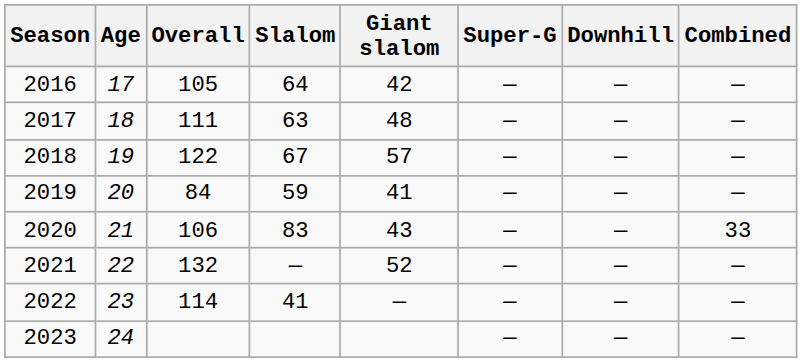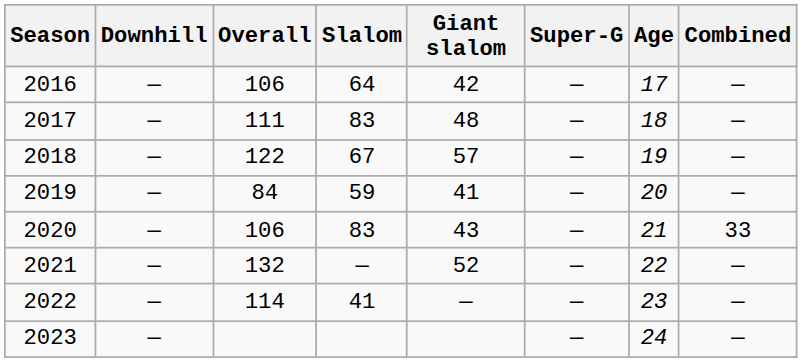columns swapped: (121, 36) <-> (621, 36)
(198, 85) 105 -> (265, 85) 106
(295, 121) 63 -> (362, 121) 83
